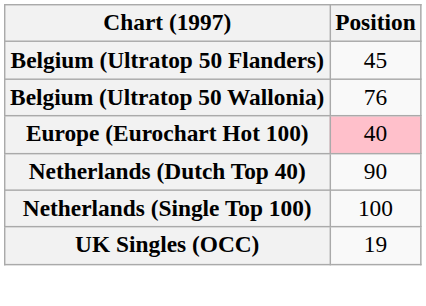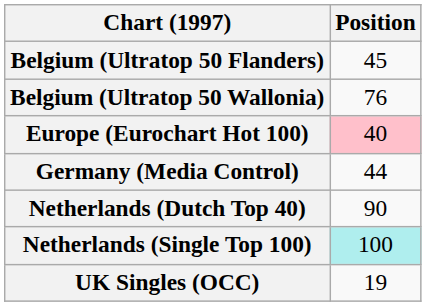+ row: (167, 171)
(375, 208) no background -> (375, 245) paleturquoise background
